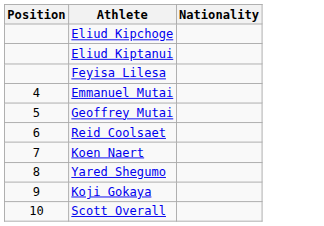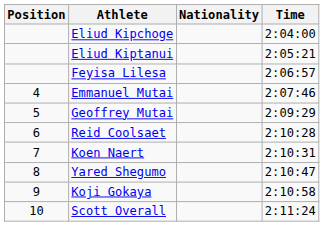+ column: (290, 14)
